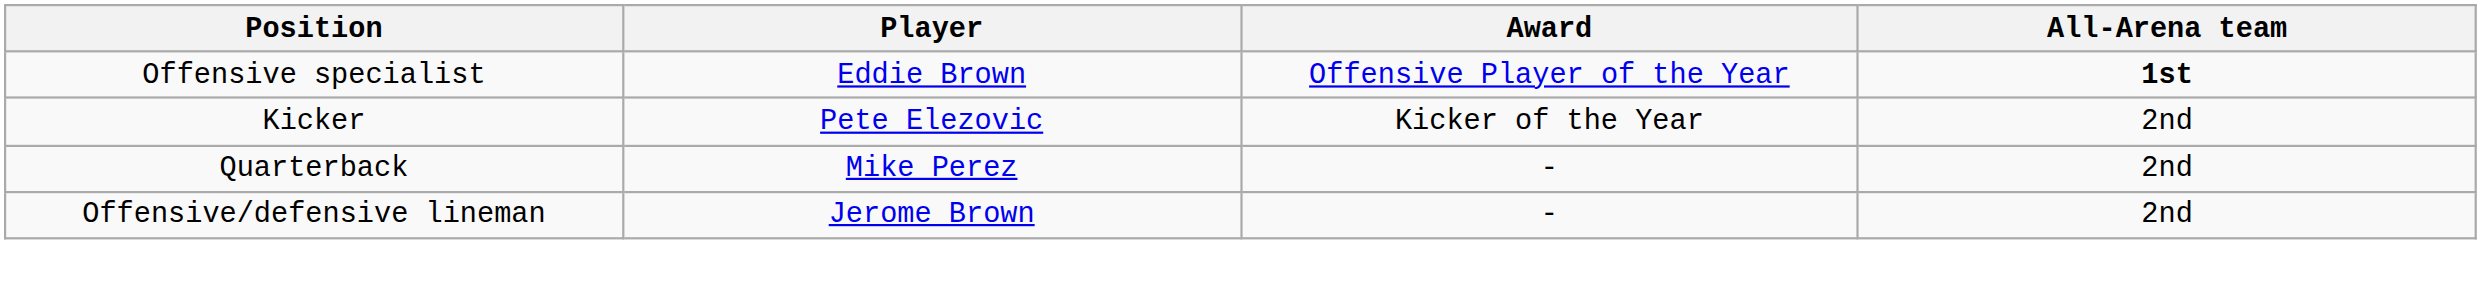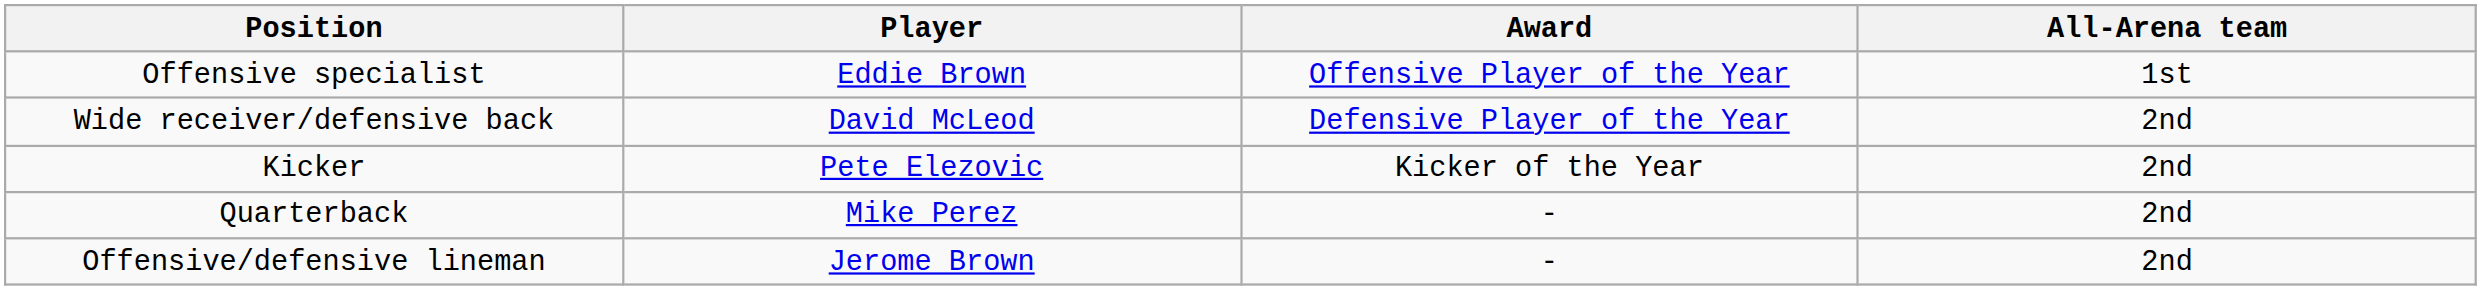(2167, 75) bold -> (2167, 75) normal
+ row: (314, 122)
